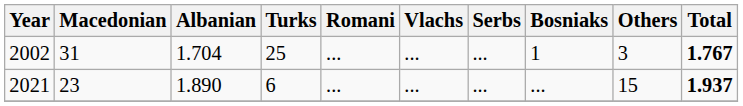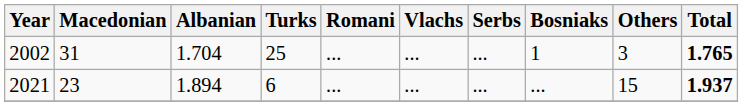(710, 52) 1.767 -> (710, 52) 1.765
(199, 85) 1.890 -> (199, 85) 1.894
